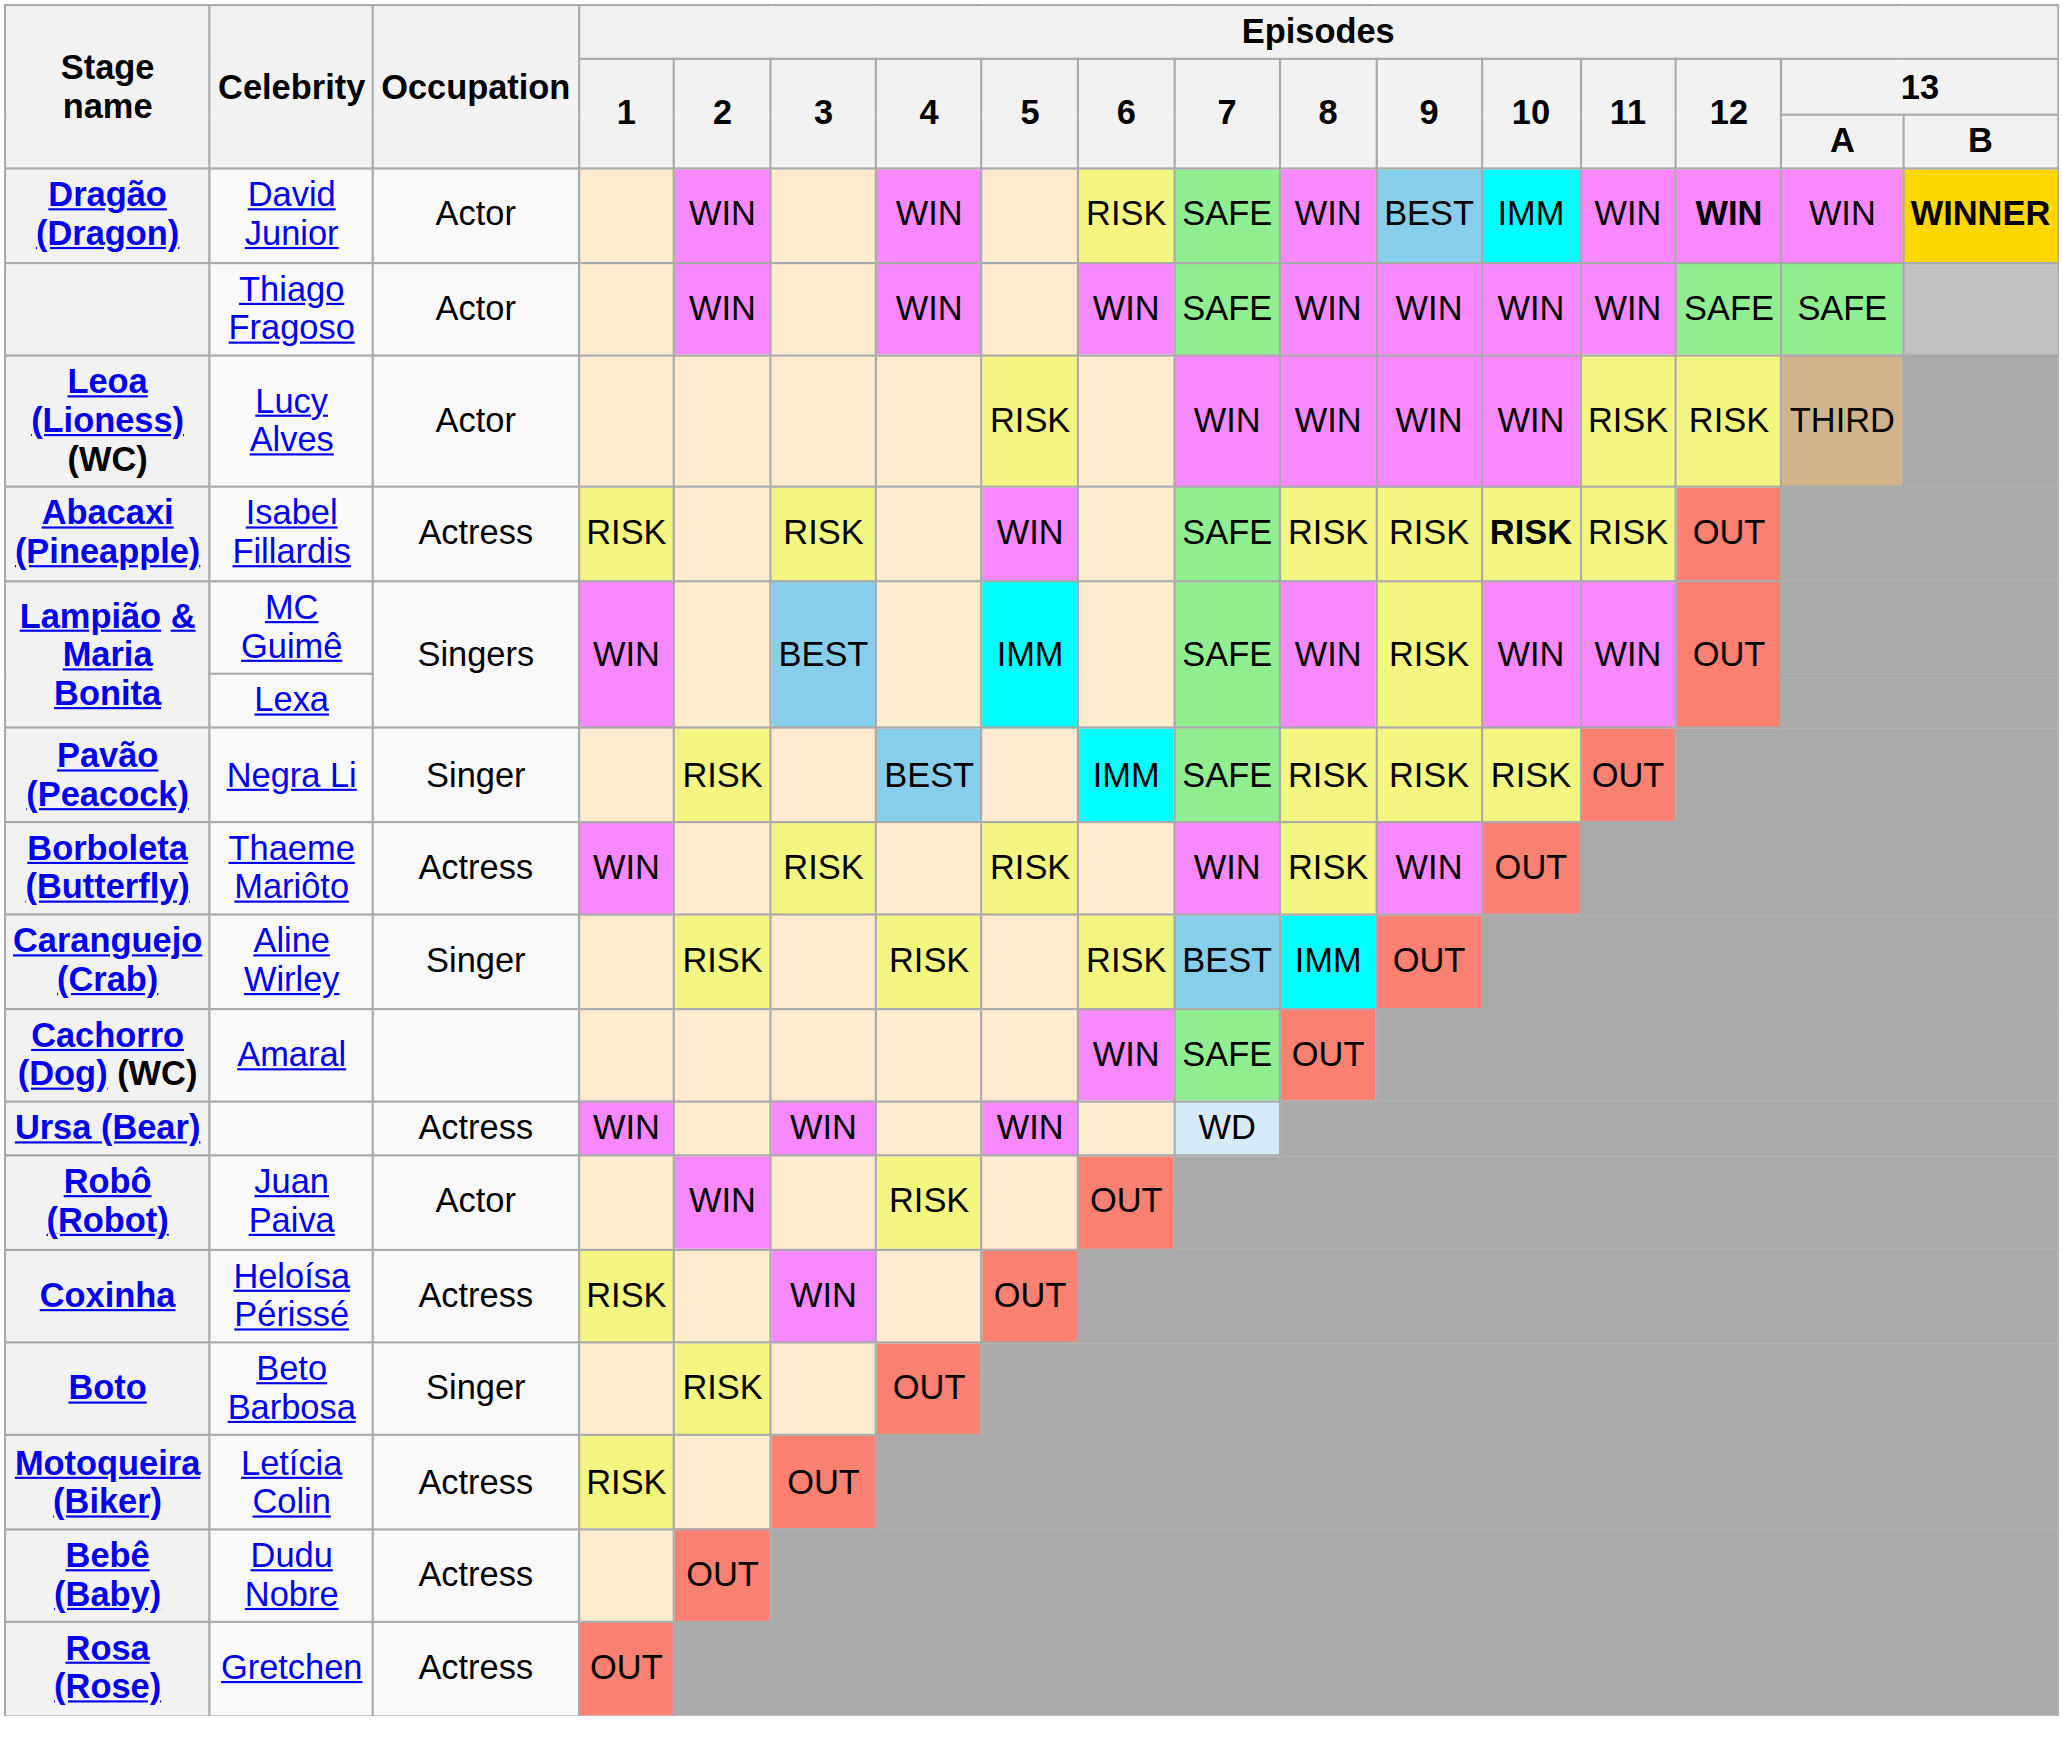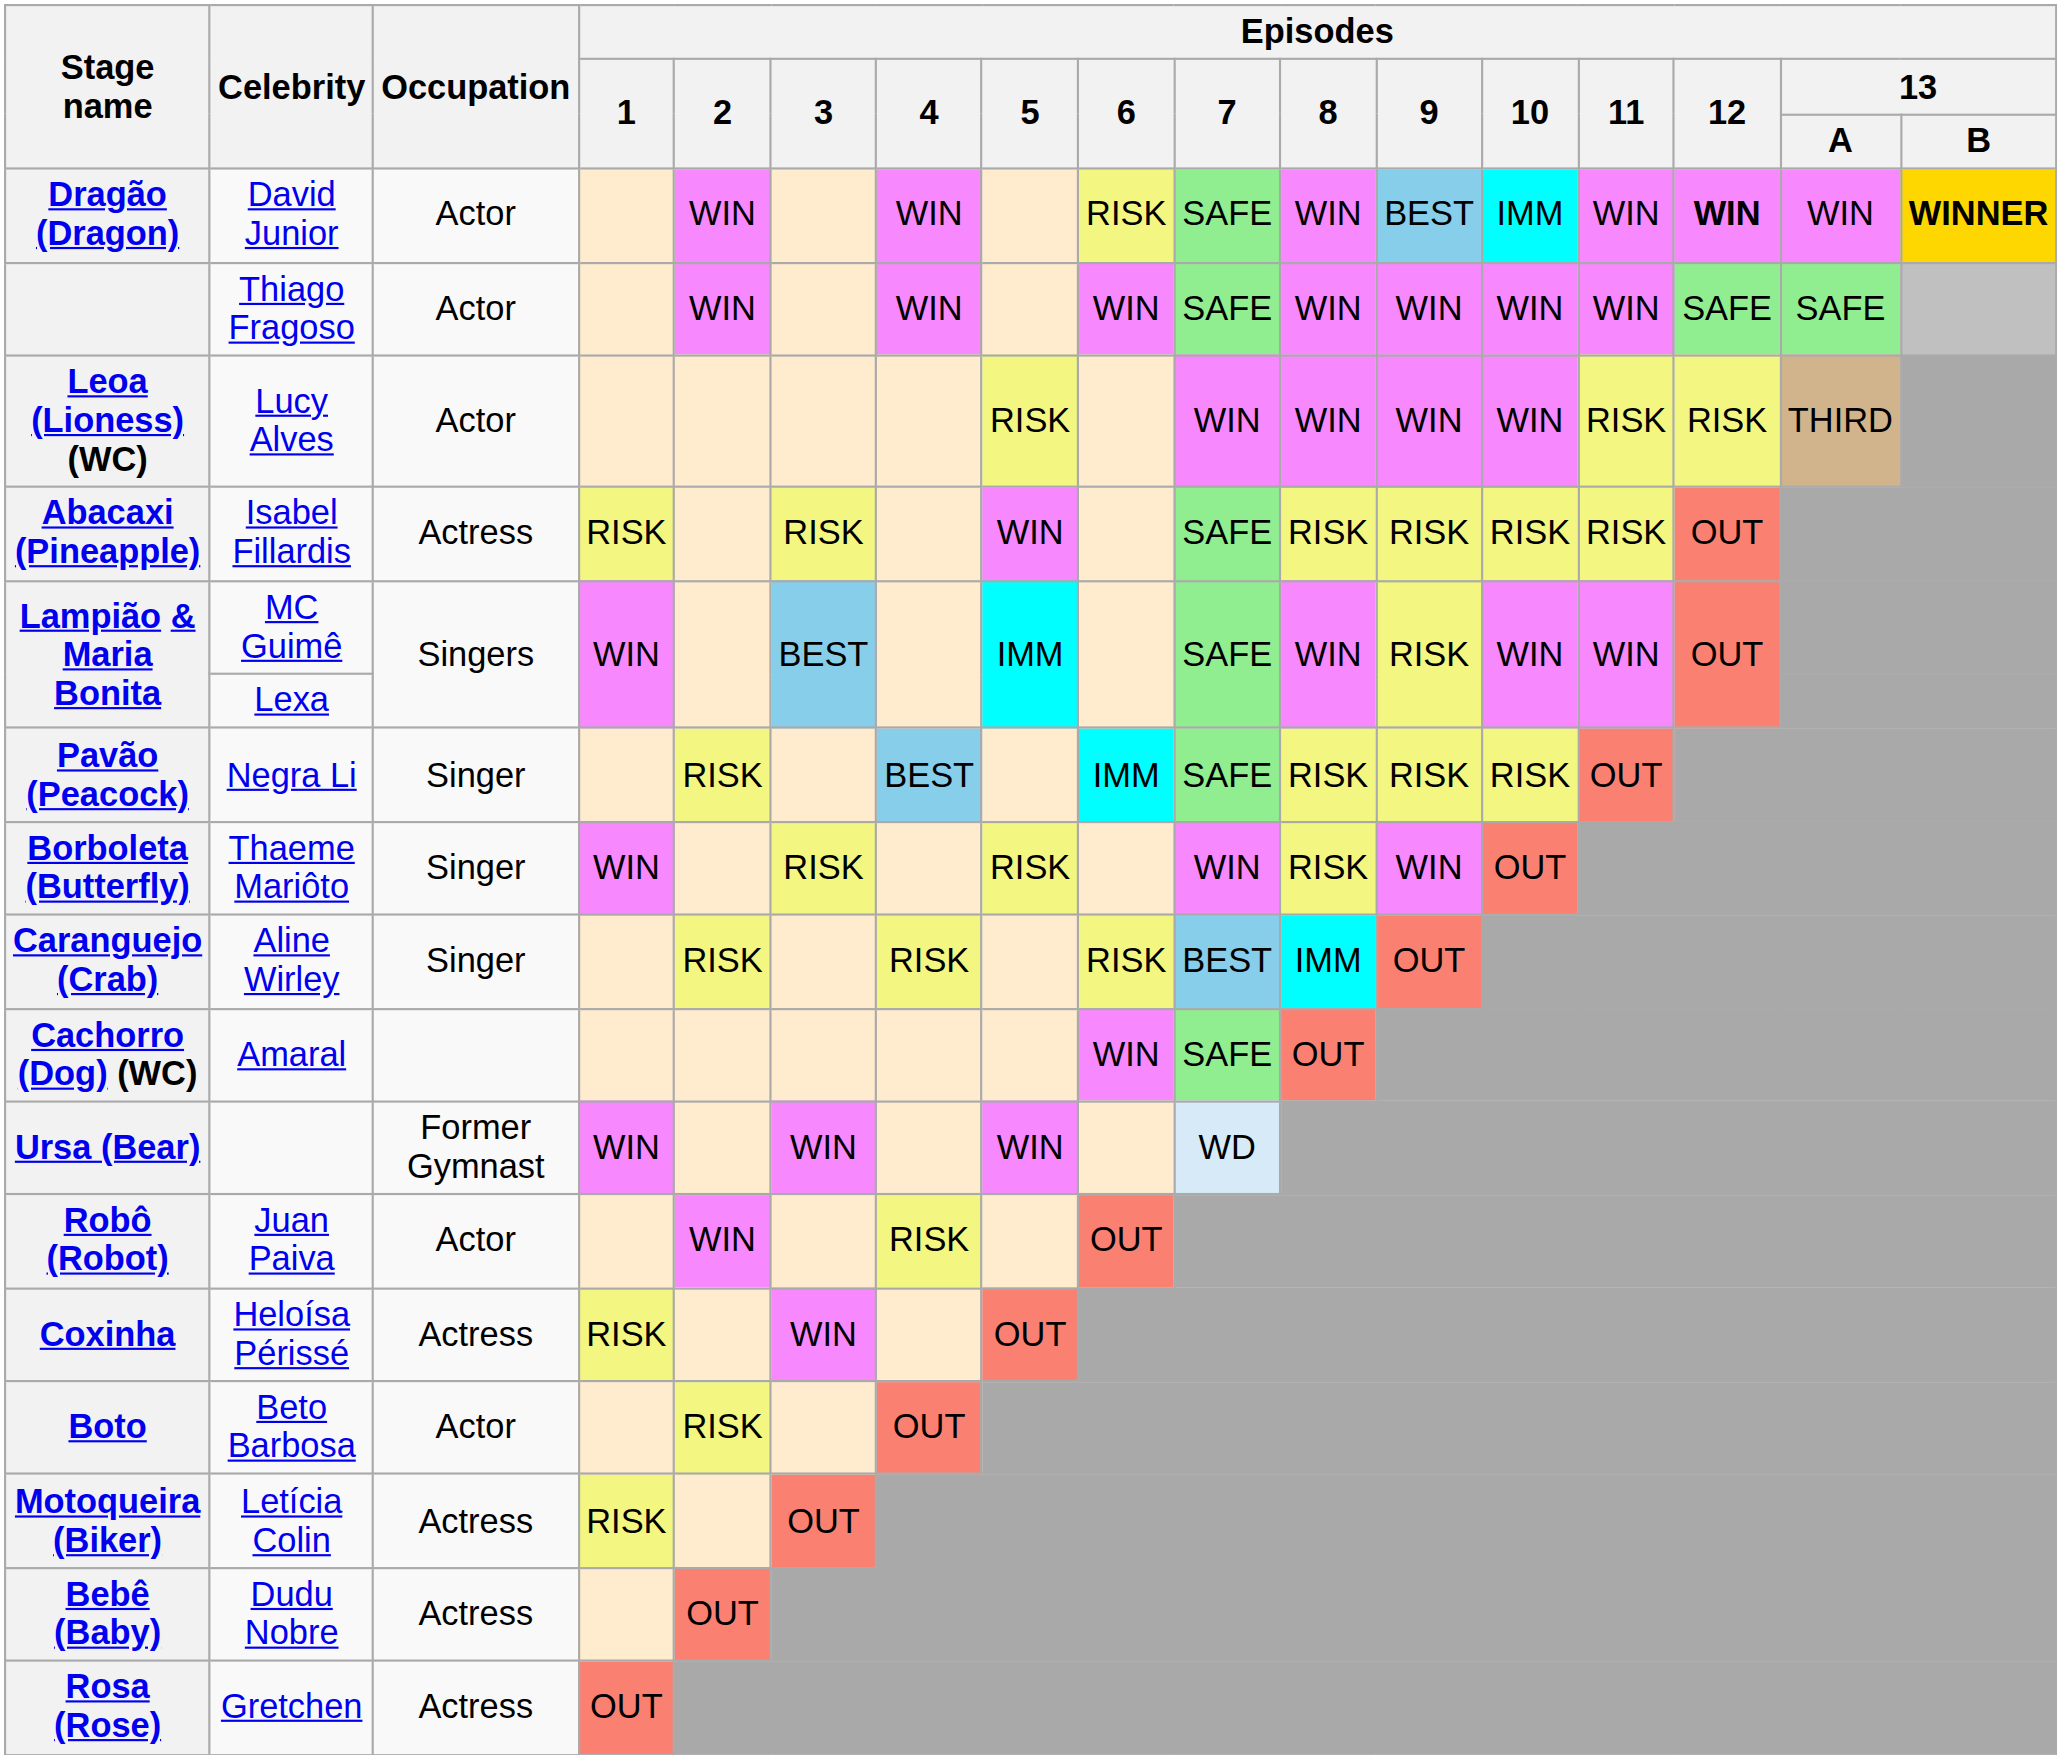(1531, 533) bold -> (1530, 533) normal
(476, 867) Actress -> (476, 867) Singer
(476, 1128) Actress -> (476, 1147) Former Gymnast
(476, 1388) Singer -> (476, 1427) Actor
